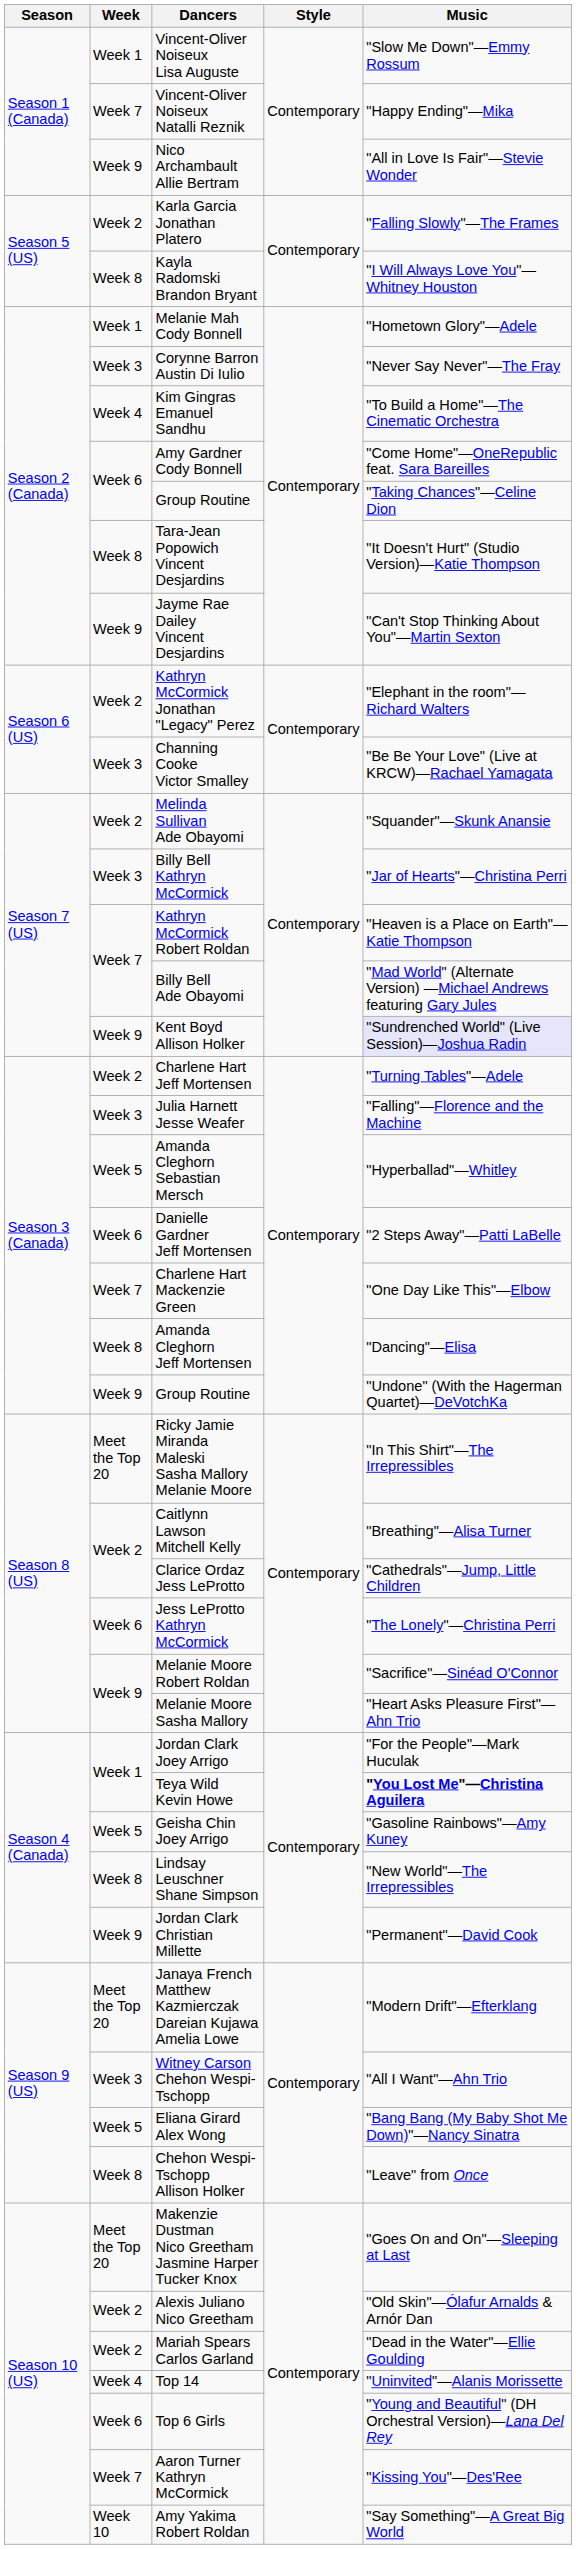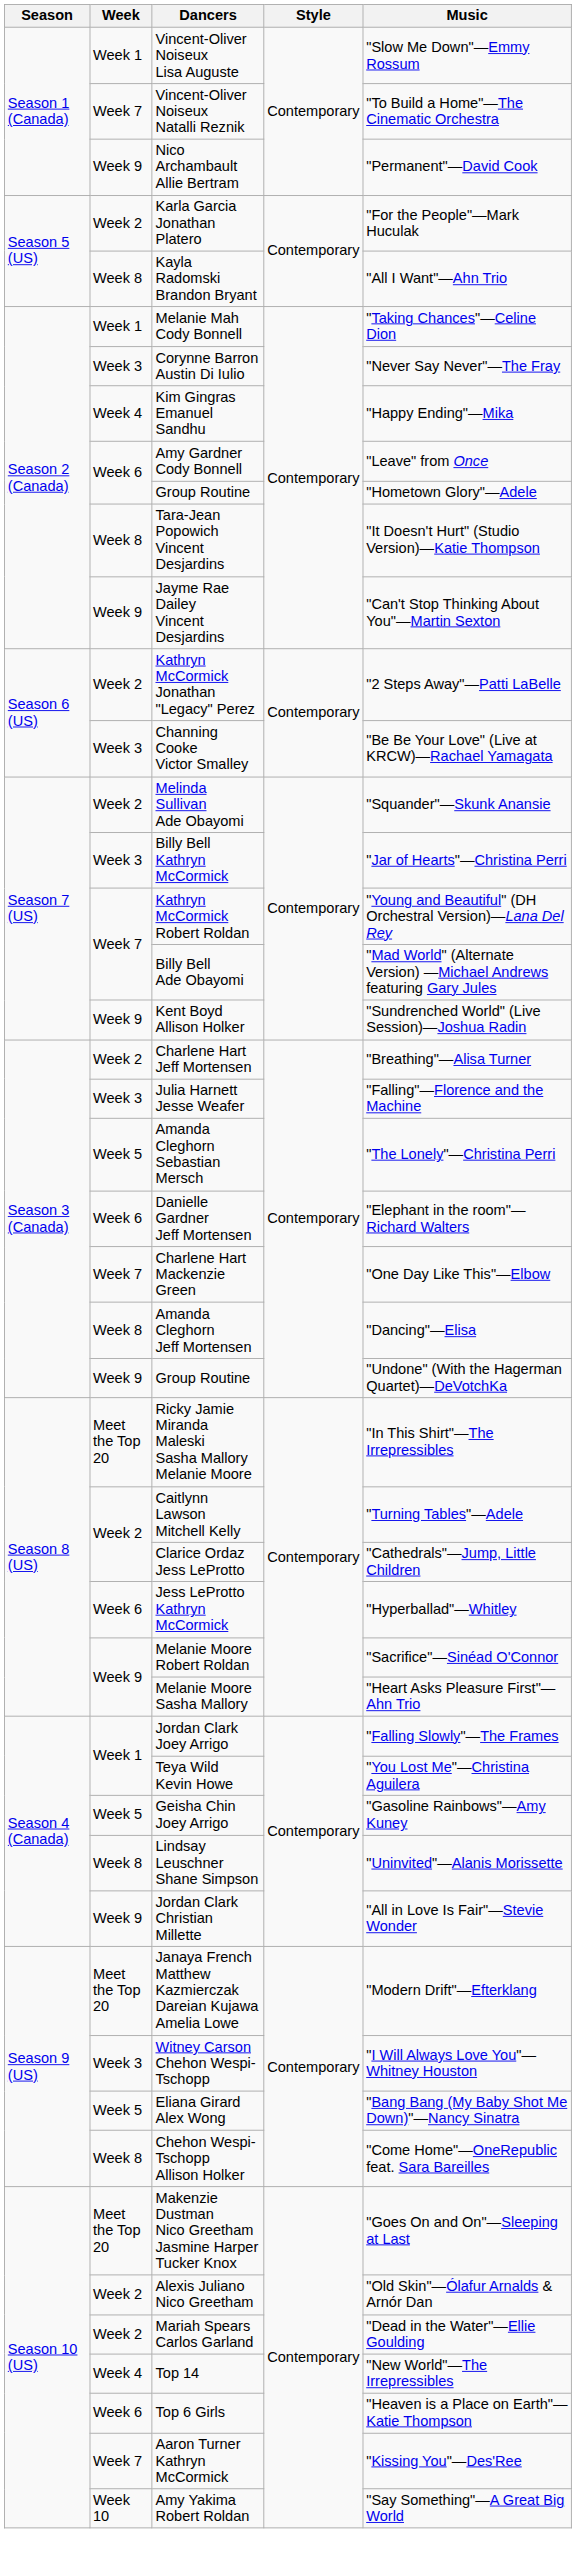(440, 111) "Happy Ending"—Mika -> (445, 111) "To Build a Home"—The Cinematic Orchestra
(455, 167) "All in Love Is Fair"—Stevie Wonder -> (452, 167) "Permanent"—David Cook
(462, 223) "Falling Slowly"—The Frames -> (443, 223) "For the People"—Mark Huculak
(451, 278) "I Will Always Love You"—Whitney Houston -> (437, 278) "All I Want"—Ahn Trio
(451, 326) "Hometown Glory"—Adele -> (451, 326) "Taking Chances"—Celine Dion
(445, 413) "To Build a Home"—The Cinematic Orchestra -> (440, 413) "Happy Ending"—Mika
(462, 461) "Come Home"—OneRepublic feat. Sara Bareilles -> (427, 461) "Leave" from Once
(451, 500) "Taking Chances"—Celine Dion -> (451, 492) "Hometown Glory"—Adele
(446, 701) "Elephant in the room"—Richard Walters -> (464, 684) "2 Steps Away"—Patti LaBelle
(467, 932) "Heaven is a Place on Earth"—Katie Thompson -> (465, 916) "Young and Beautiful" (DH Orchestral Version)—Lana Del Rey
(453, 1036) lavender background -> (453, 1019) no background
(445, 1075) "Turning Tables"—Adele -> (449, 1059) "Breathing"—Alisa Turner
(441, 1171) "Hyperballad"—Whitley -> (461, 1154) "The Lonely"—Christina Perri
(464, 1235) "2 Steps Away"—Patti LaBelle -> (446, 1218) "Elephant in the room"—Richard Walters
(449, 1530) "Breathing"—Alisa Turner -> (445, 1514) "Turning Tables"—Adele
(461, 1626) "The Lonely"—Christina Perri -> (441, 1609) "Hyperballad"—Whitley
(443, 1752) "For the People"—Mark Huculak -> (462, 1736) "Falling Slowly"—The Frames
(455, 1792) bold -> (448, 1775) normal
(427, 1879) "New World"—The Irrepressibles -> (464, 1862) "Uninvited"—Alanis Morissette
(452, 1935) "Permanent"—David Cook -> (455, 1918) "All in Love Is Fair"—Stevie Wonder
(437, 2079) "All I Want"—Ahn Trio -> (451, 2063) "I Will Always Love You"—Whitney Houston
(427, 2174) "Leave" from Once -> (462, 2158) "Come Home"—OneRepublic feat. Sara Bareilles
(464, 2381) "Uninvited"—Alanis Morissette -> (427, 2373) "New World"—The Irrepressibles
(465, 2421) "Young and Beautiful" (DH Orchestral Version)—Lana Del Rey -> (467, 2413) "Heaven is a Place on Earth"—Katie Thompson
